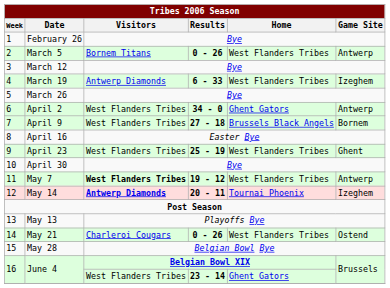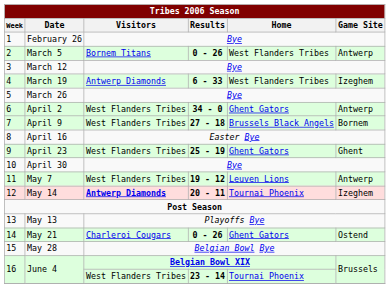(279, 151) West Flanders Tribes -> (259, 151) Ghent Gators
(136, 178) bold -> (136, 178) normal
(279, 178) West Flanders Tribes -> (259, 178) Leuven Lions
(279, 234) West Flanders Tribes -> (259, 234) Ghent Gators
(259, 276) Ghent Gators -> (266, 276) Tournai Phoenix
